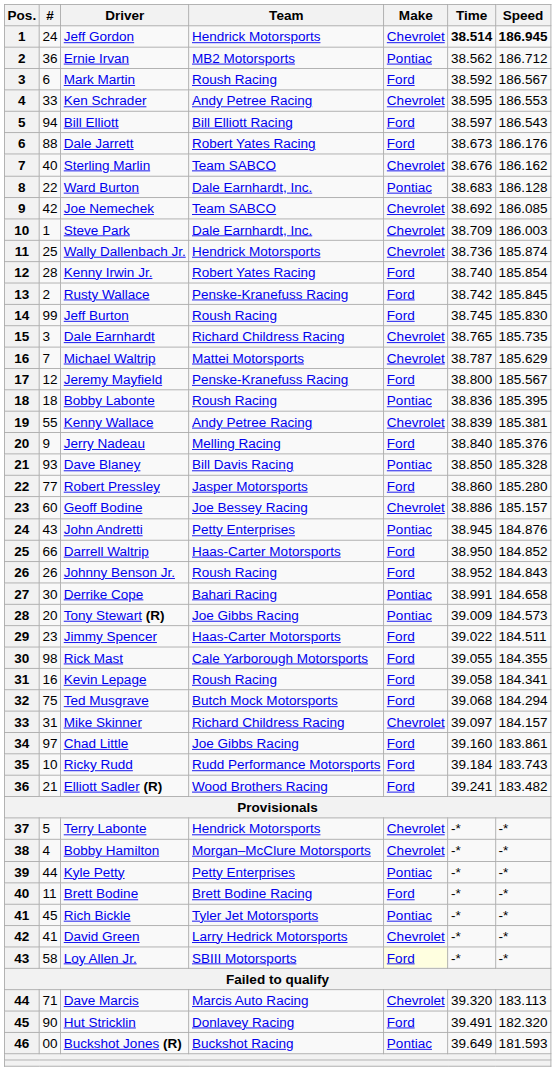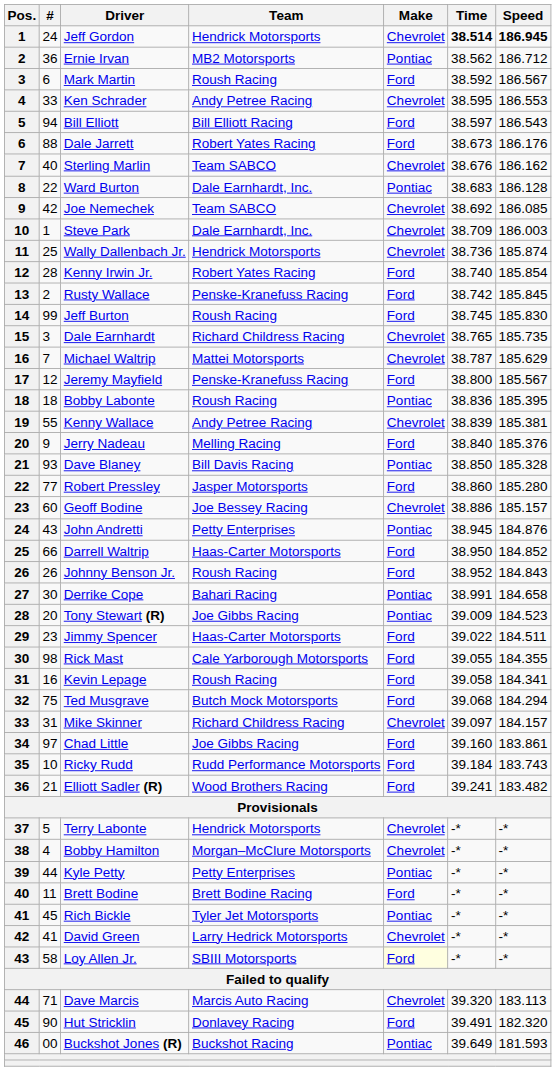(523, 615) 184.573 -> (523, 615) 184.523
